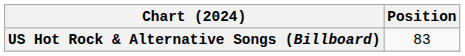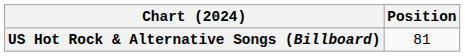(422, 40) 83 -> (422, 40) 81
